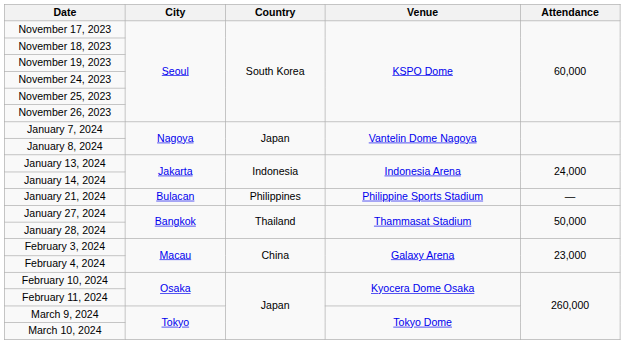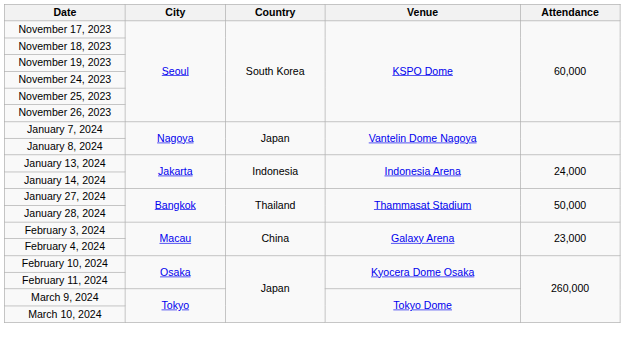- row: (65, 197)
